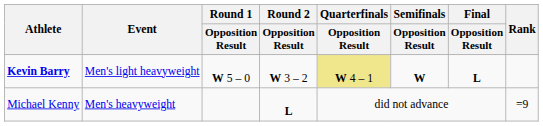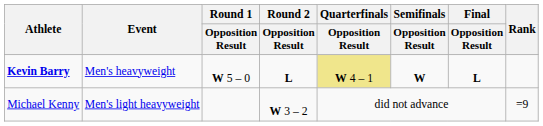(142, 71) Men's light heavyweight -> (130, 71) Men's heavyweight
(289, 78) W 3 – 2 -> (289, 78) L
(130, 104) Men's heavyweight -> (142, 104) Men's light heavyweight
(289, 111) L -> (289, 111) W 3 – 2
